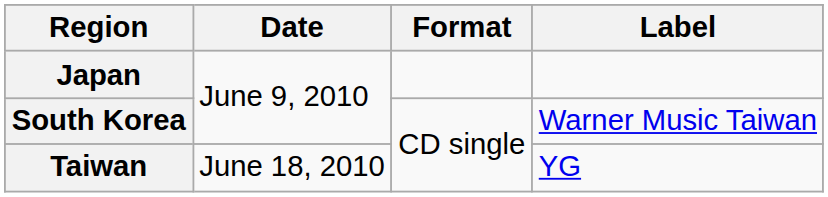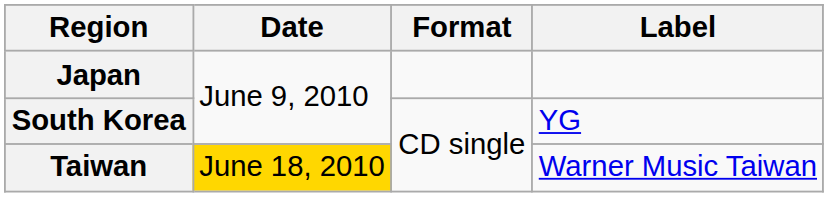(678, 120) Warner Music Taiwan -> (560, 120) YG
(292, 167) no background -> (292, 167) gold background
(560, 167) YG -> (678, 167) Warner Music Taiwan
